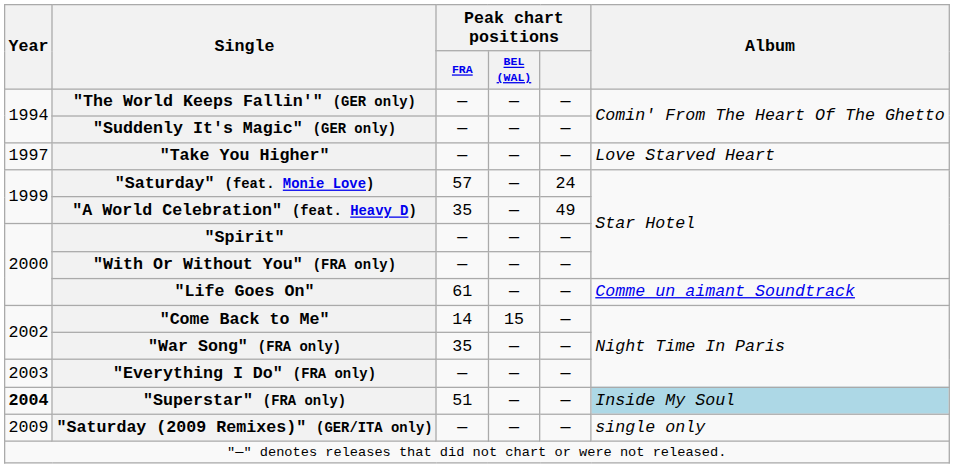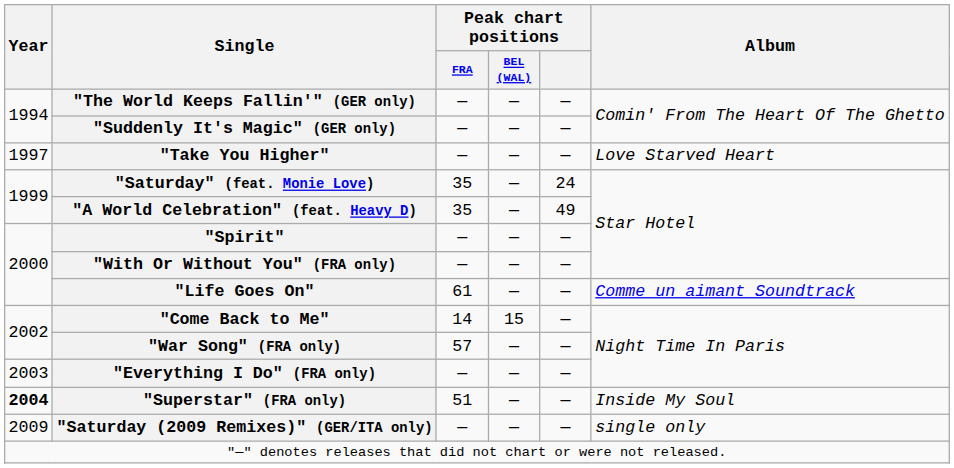(462, 183) 57 -> (462, 183) 35
(462, 346) 35 -> (462, 346) 57
(665, 400) lightblue background -> (665, 400) no background
